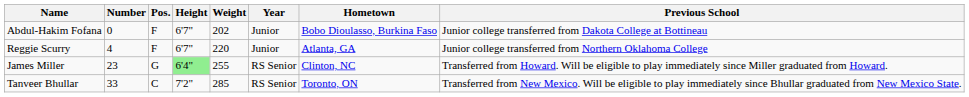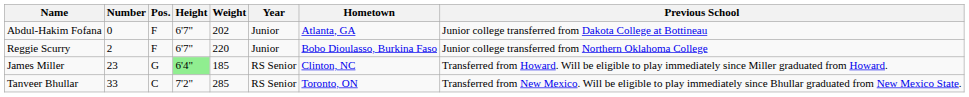(369, 30) Bobo Dioulasso, Burkina Faso -> (328, 30) Atlanta, GA
(109, 48) 4 -> (109, 48) 2
(328, 48) Atlanta, GA -> (369, 48) Bobo Dioulasso, Burkina Faso
(221, 65) 255 -> (221, 65) 185
